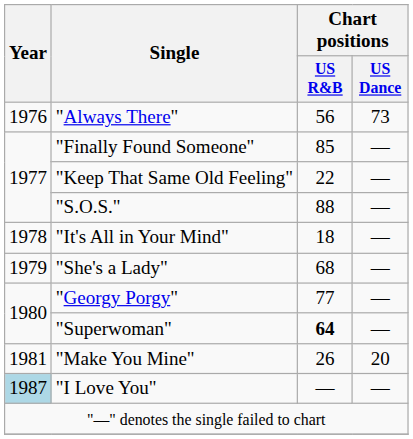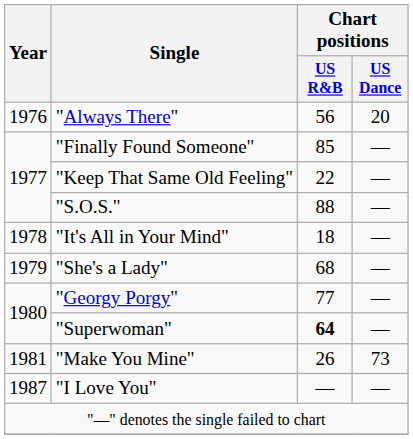(380, 116) 73 -> (380, 116) 20
(380, 358) 20 -> (380, 358) 73
(28, 388) lightblue background -> (28, 388) no background
